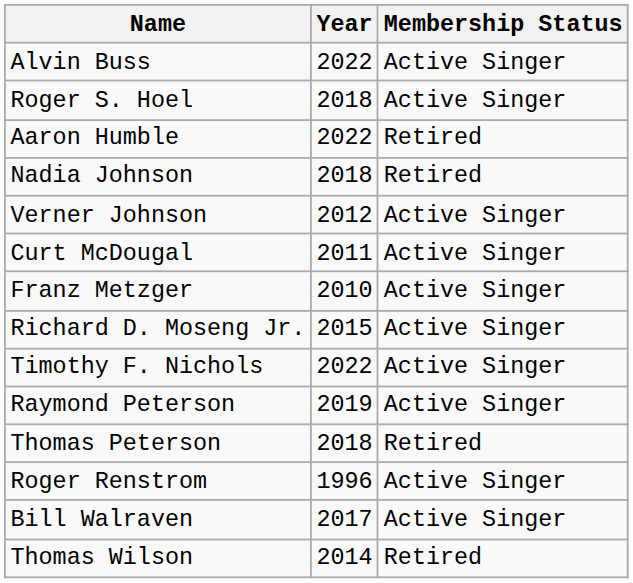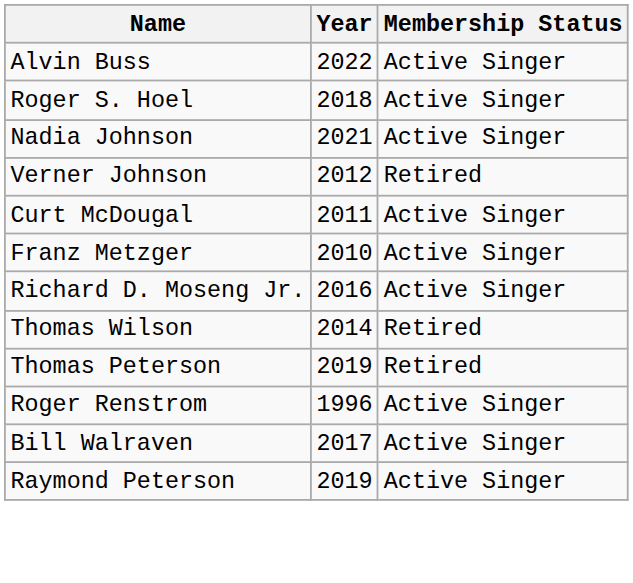- row: (95, 138)
(345, 177) 2018 -> (345, 138) 2021
(433, 177) Retired -> (475, 138) Active Singer
(475, 215) Active Singer -> (433, 177) Retired
(345, 329) 2015 -> (345, 291) 2016
- row: (137, 367)
rows swapped: (123, 405) <-> (102, 558)
(345, 443) 2018 -> (345, 367) 2019
